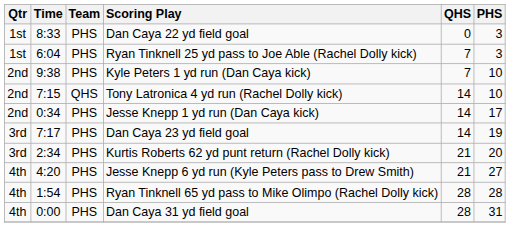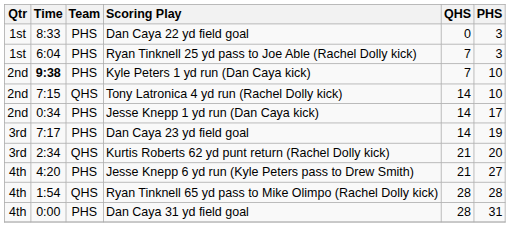(48, 73) normal -> (48, 73) bold
(84, 152) PHS -> (84, 152) QHS
(84, 192) PHS -> (84, 192) QHS
